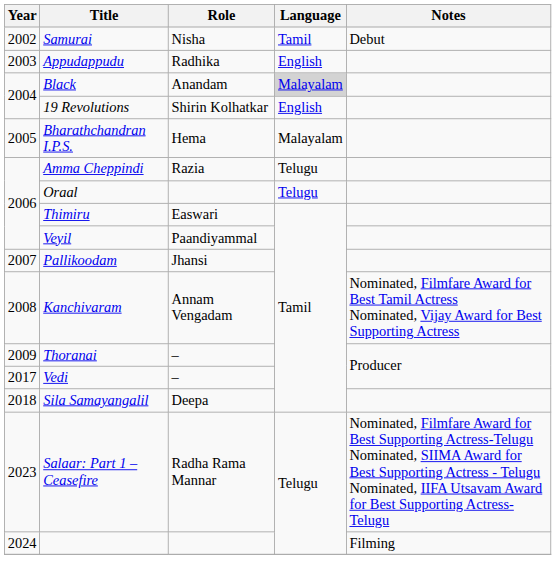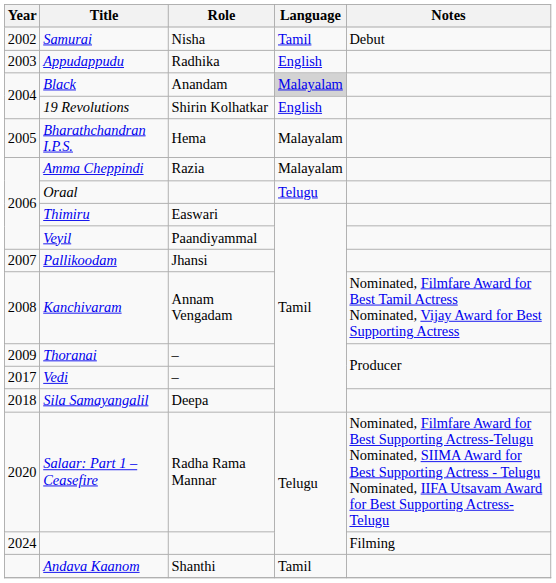(298, 169) Telugu -> (310, 169) Malayalam
(22, 471) 2023 -> (22, 471) 2020
+ row: (91, 566)
